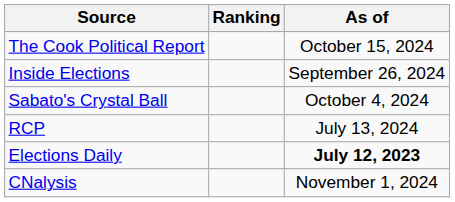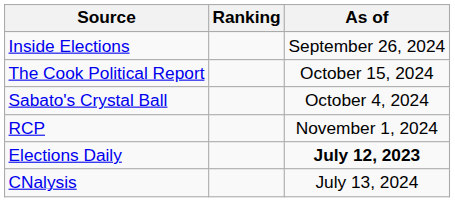rows swapped: (106, 45) <-> (69, 73)
(367, 127) July 13, 2024 -> (367, 127) November 1, 2024
(367, 182) November 1, 2024 -> (367, 182) July 13, 2024
